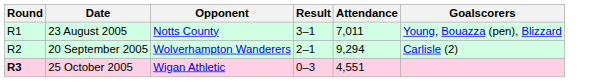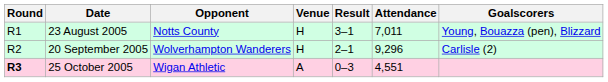+ column: (313, 13)
(350, 49) 9,294 -> (389, 49) 9,296
